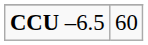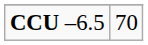(126, 22) 60 -> (126, 22) 70
